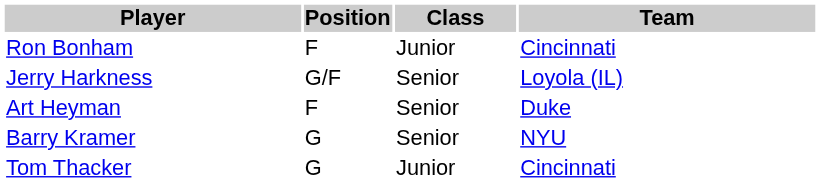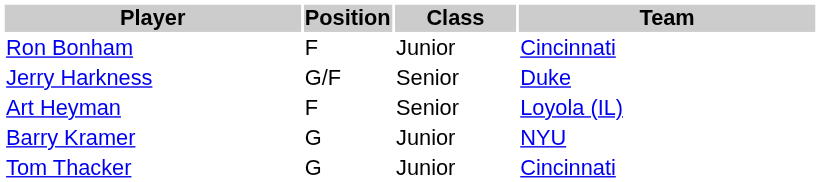(572, 77) Loyola (IL) -> (546, 77) Duke
(546, 107) Duke -> (572, 107) Loyola (IL)
(428, 137) Senior -> (426, 137) Junior
